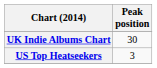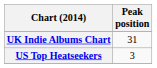(132, 39) 30 -> (132, 39) 31
